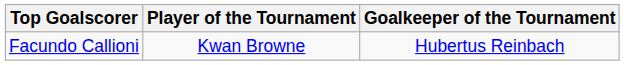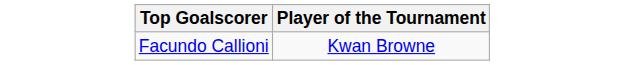- column: (490, 18)
